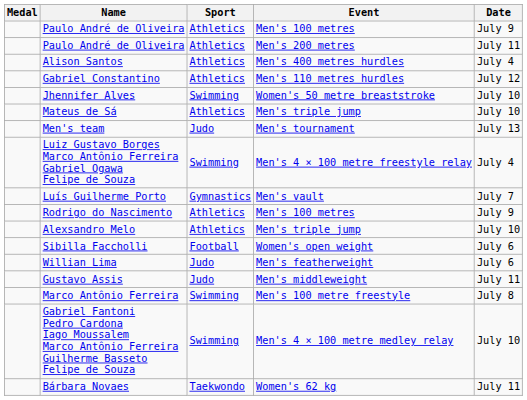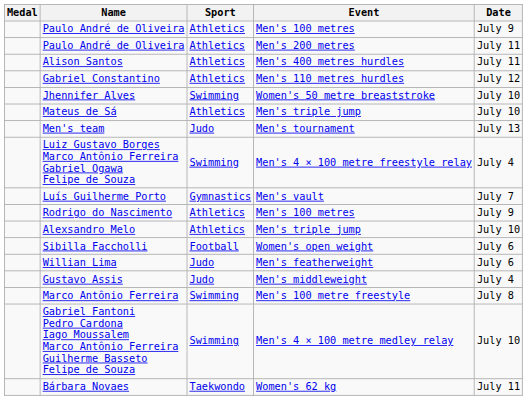(495, 63) July 4 -> (498, 63) July 11
(498, 280) July 11 -> (495, 280) July 4
